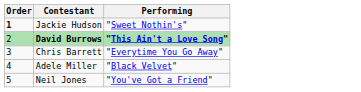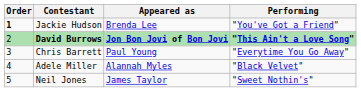+ column: (167, 11)
(147, 25) "Sweet Nothin's" -> (286, 25) "You've Got a Friend"
(159, 80) "You've Got a Friend" -> (273, 80) "Sweet Nothin's"
